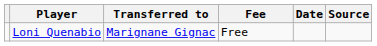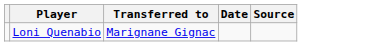- column: (256, 14)
